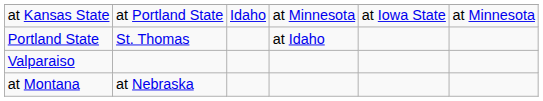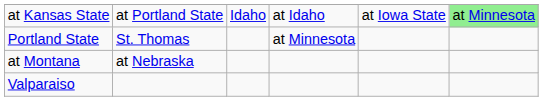(314, 15) at Minnesota -> (299, 15) at Idaho
(494, 15) no background -> (494, 15) lightgreen background
(299, 38) at Idaho -> (314, 38) at Minnesota
rows swapped: (44, 84) <-> (41, 61)
